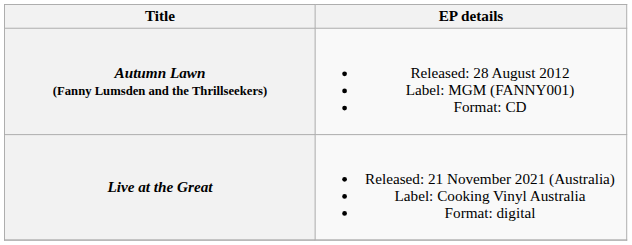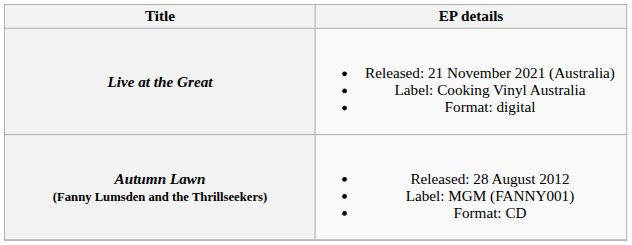rows swapped: (160, 81) <-> (160, 187)
